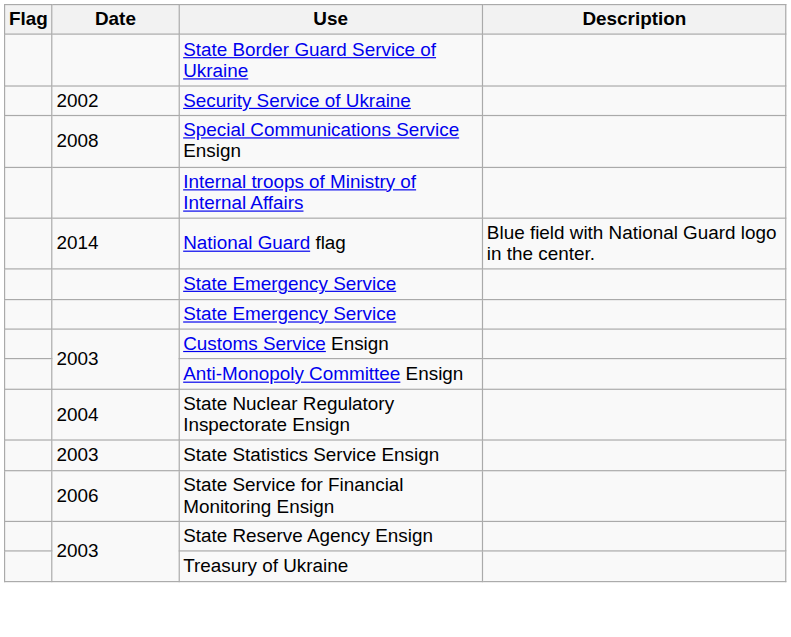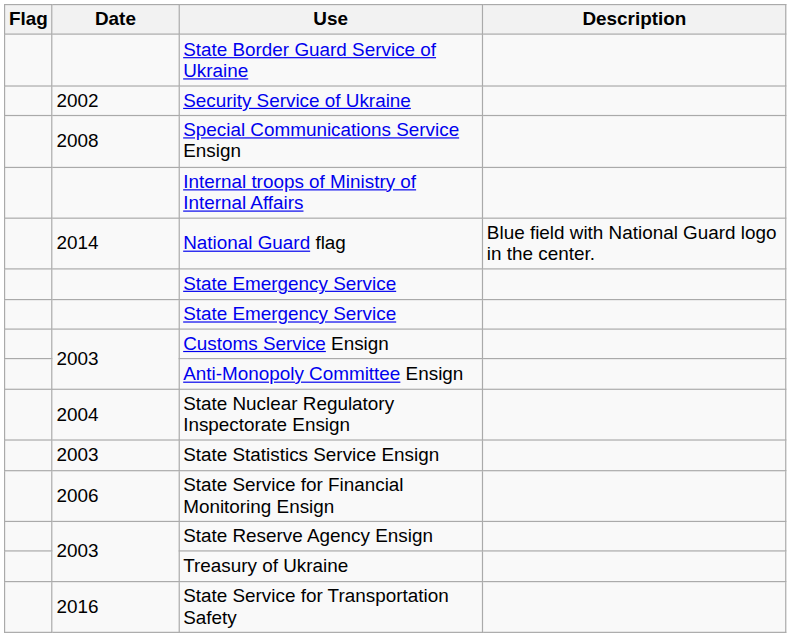+ row: (77, 606)
